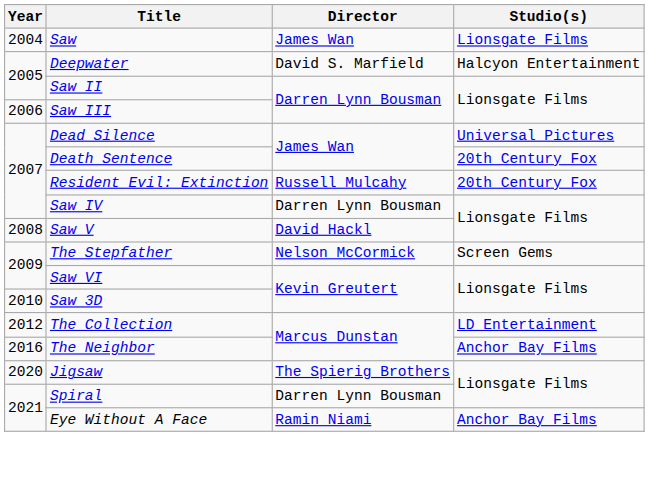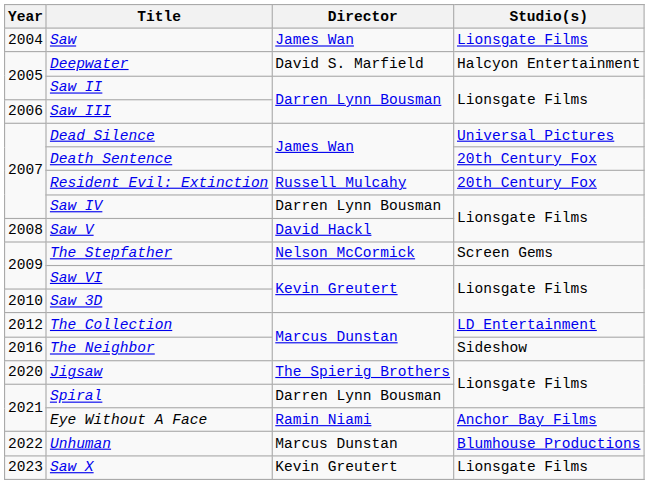(527, 349) Anchor Bay Films -> (492, 349) Sideshow
+ row: (81, 444)
+ row: (72, 467)
